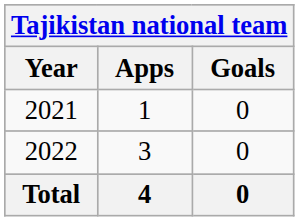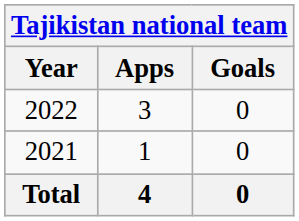rows swapped: (51, 109) <-> (51, 151)
